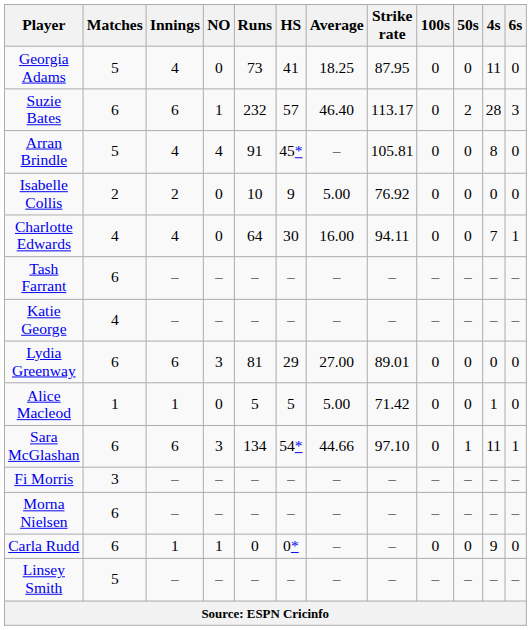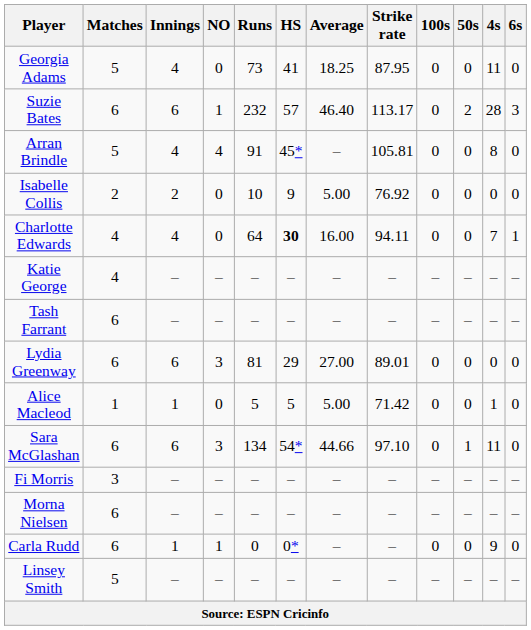(291, 235) normal -> (291, 235) bold
rows swapped: (44, 277) <-> (44, 320)
(515, 446) 1 -> (515, 446) 0
